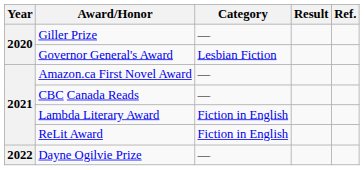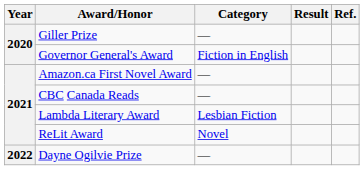(237, 54) Lesbian Fiction -> (243, 54) Fiction in English
(243, 114) Fiction in English -> (237, 114) Lesbian Fiction
(243, 134) Fiction in English -> (213, 134) Novel
